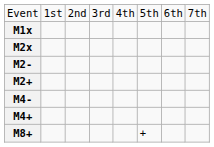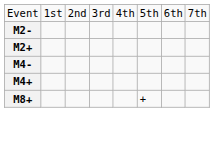- row: (23, 30)
- row: (23, 47)
